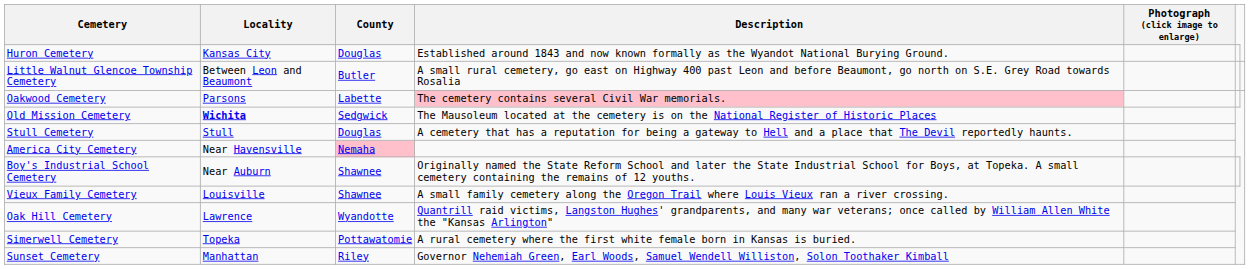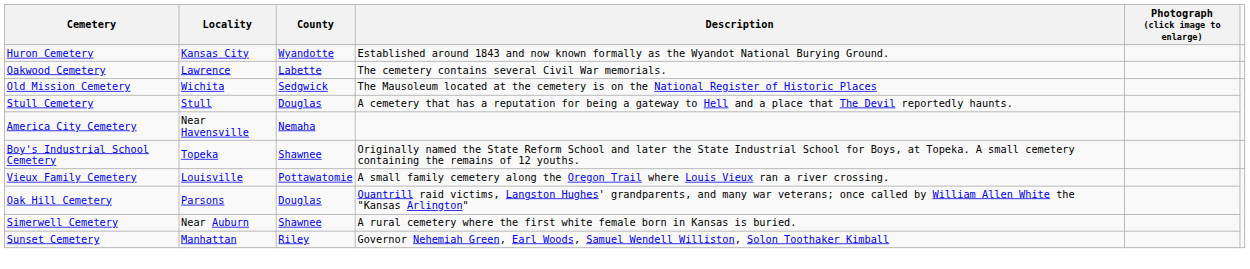(360, 53) Douglas -> (306, 53) Wyandotte
- row: (100, 76)
(224, 99) Parsons -> (206, 70) Lawrence
(572, 99) pink background -> (512, 70) no background
(224, 115) bold -> (203, 87) normal
(357, 149) pink background -> (297, 126) no background
(237, 171) Near Auburn -> (200, 155) Topeka
(360, 194) Shawnee -> (315, 177) Pottawatomie
(227, 217) Lawrence -> (203, 200) Parsons
(366, 217) Wyandotte -> (300, 200) Douglas
(221, 239) Topeka -> (215, 223) Near Auburn
(375, 239) Pottawatomie -> (300, 223) Shawnee
